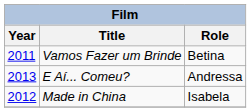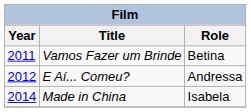(22, 77) 2013 -> (22, 77) 2012
(22, 97) 2012 -> (22, 97) 2014
